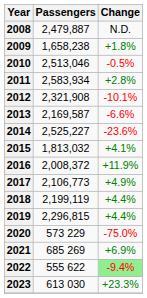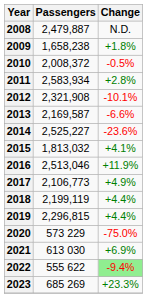(66, 64) 2,513,046 -> (66, 64) 2,008,372
(66, 166) 2,008,372 -> (66, 166) 2,513,046
(66, 251) 685 269 -> (66, 251) 613 030
(66, 285) 613 030 -> (66, 285) 685 269
